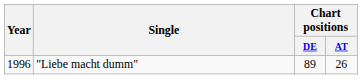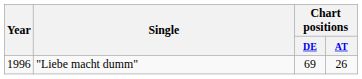(310, 64) 89 -> (310, 64) 69
